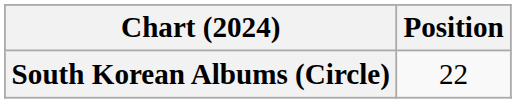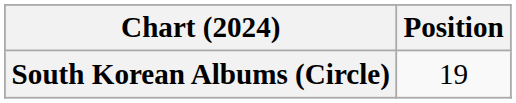(454, 73) 22 -> (454, 73) 19
